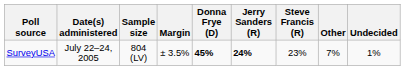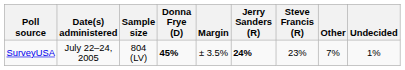columns swapped: (175, 33) <-> (212, 23)
